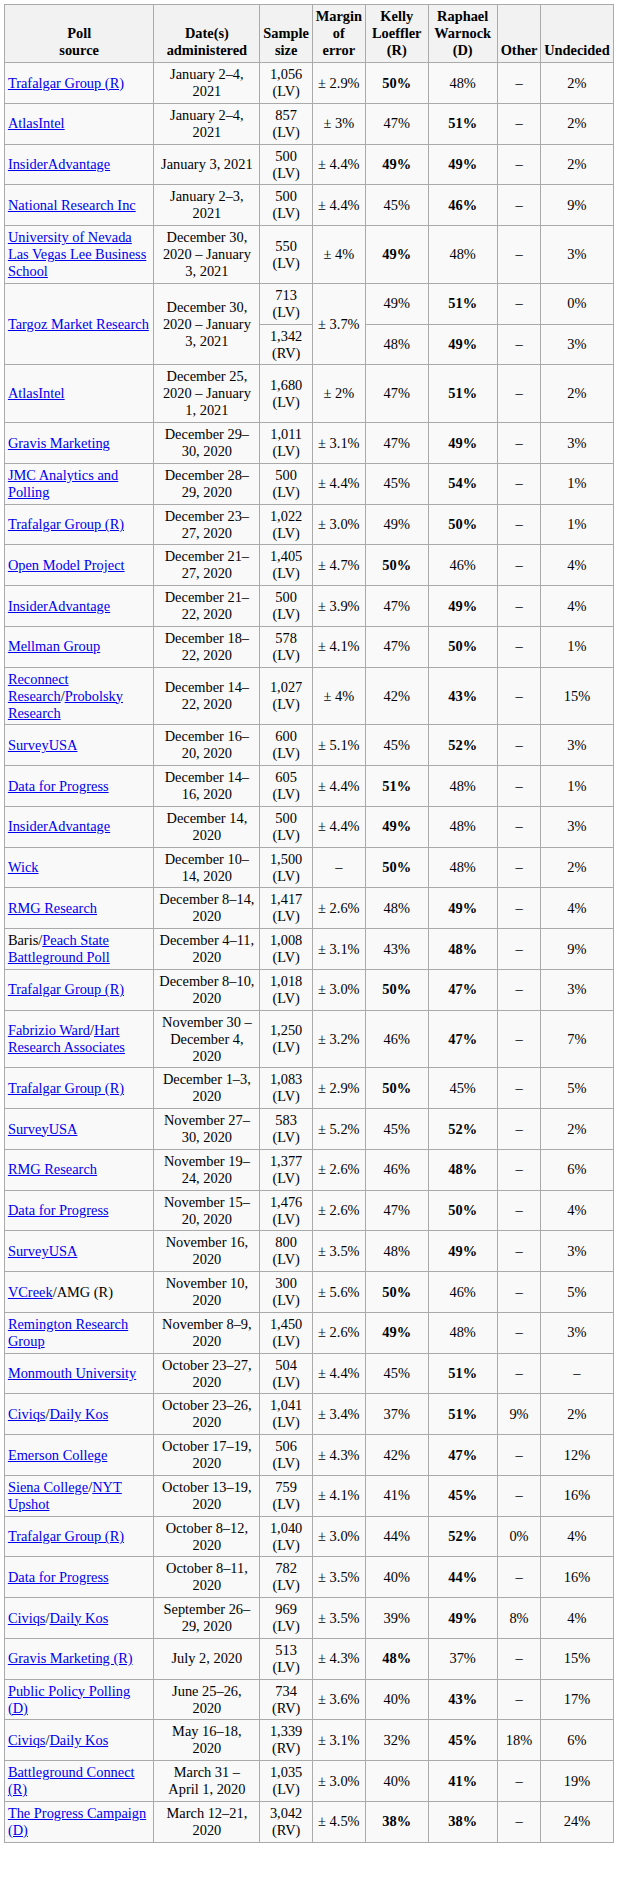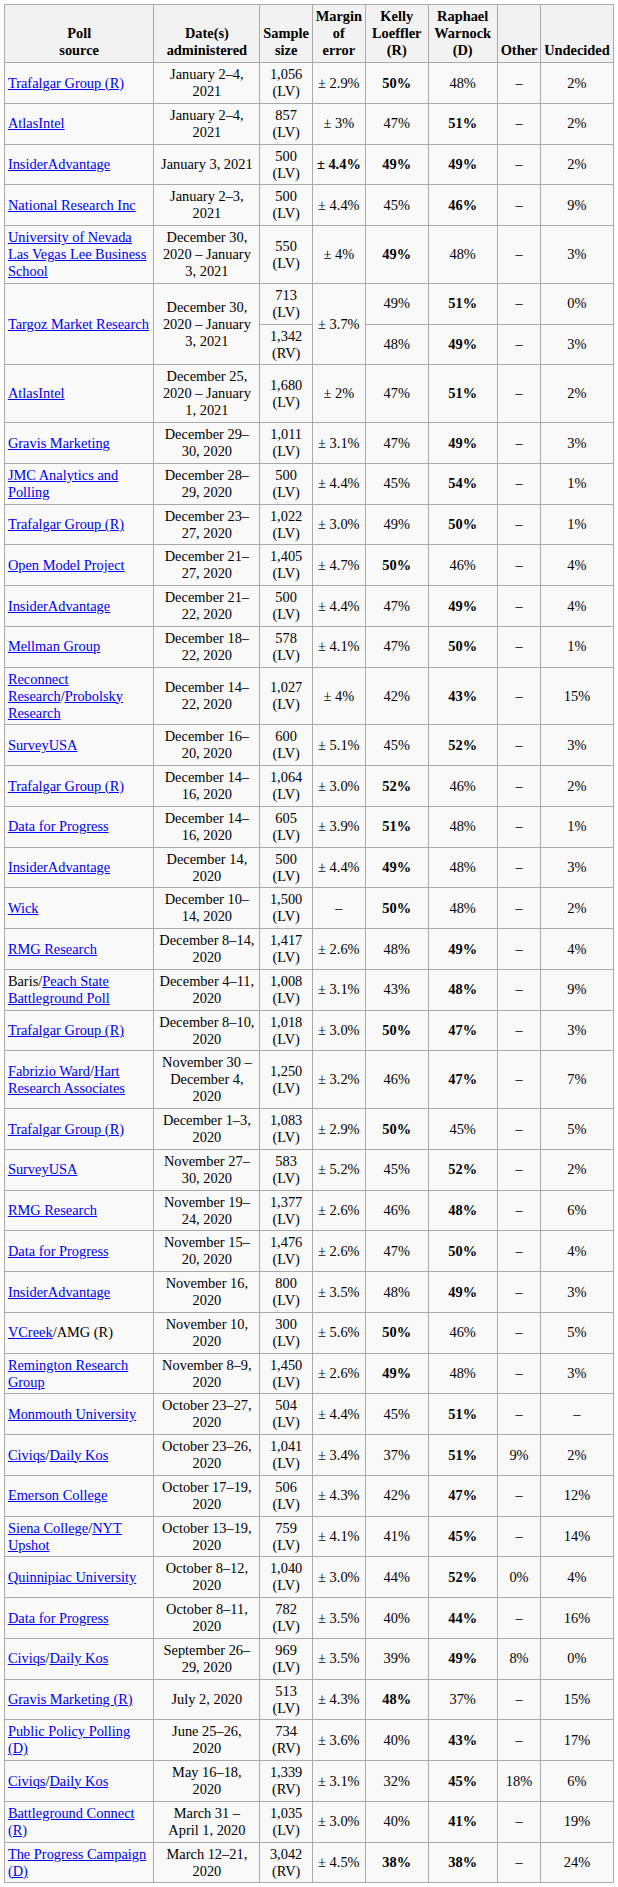(339, 164) normal -> (339, 164) bold
(339, 606) ± 3.9% -> (339, 606) ± 4.4%
+ row: (207, 786)
(339, 786) ± 4.4% -> (339, 826) ± 3.9%
(43, 1251) SurveyUSA -> (59, 1292) InsiderAdvantage
(577, 1495) 16% -> (577, 1536) 14%
(66, 1536) Trafalgar Group (R) -> (72, 1577) Quinnipiac University
(577, 1618) 4% -> (577, 1658) 0%
